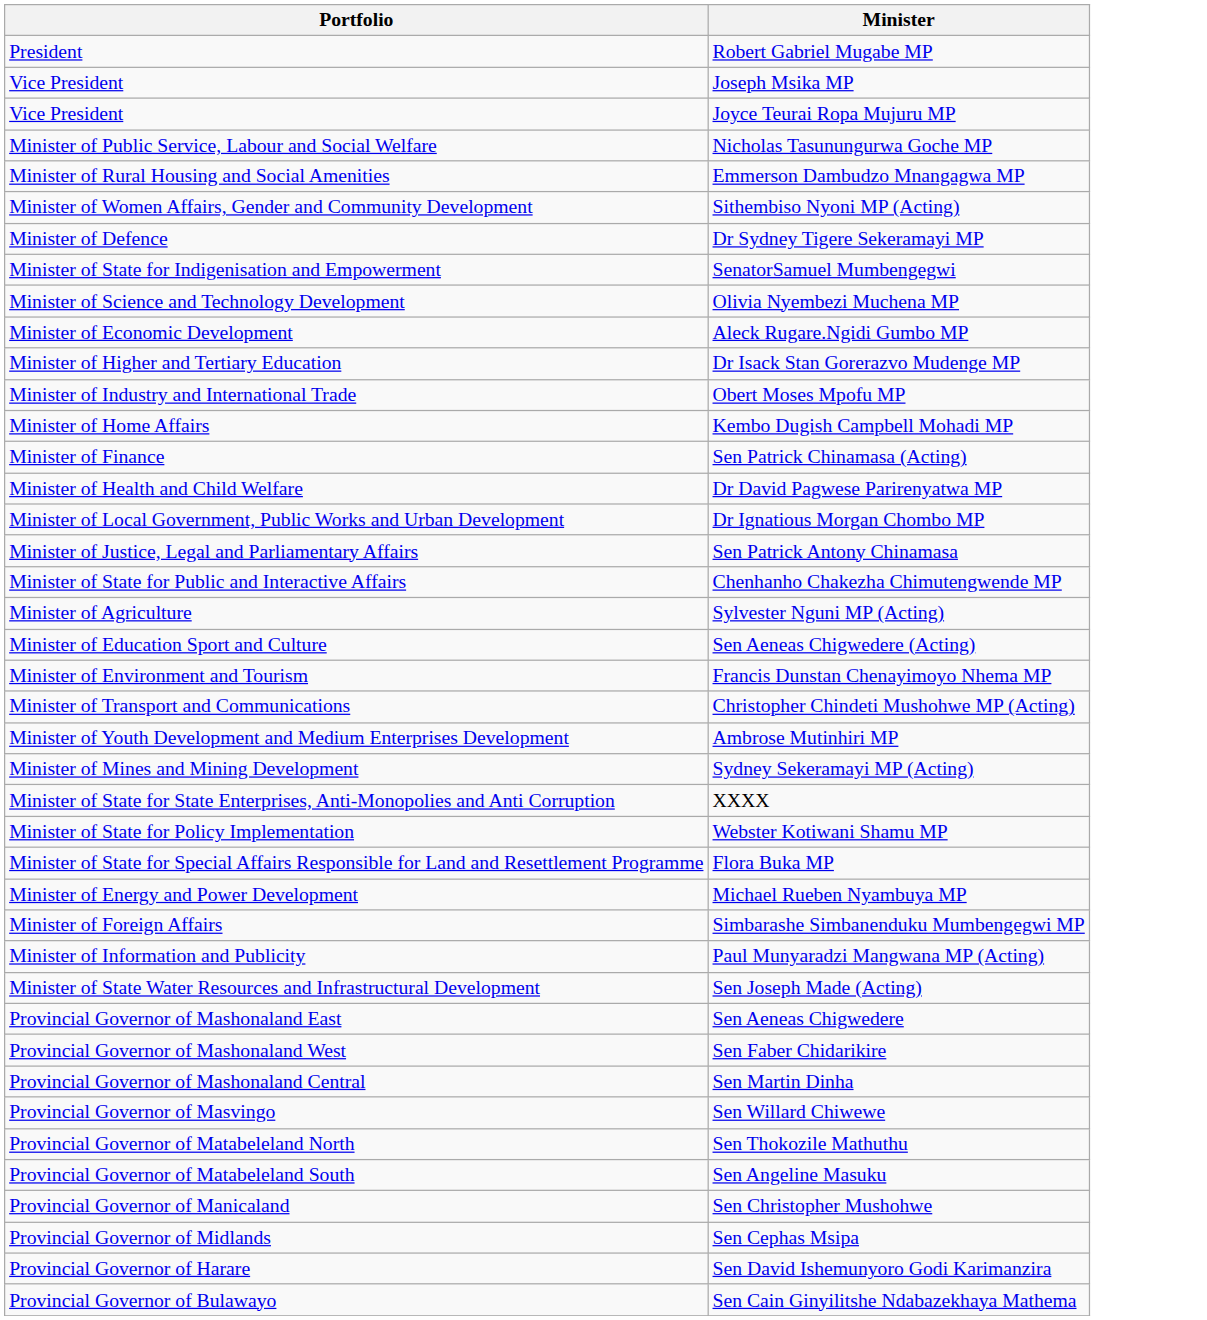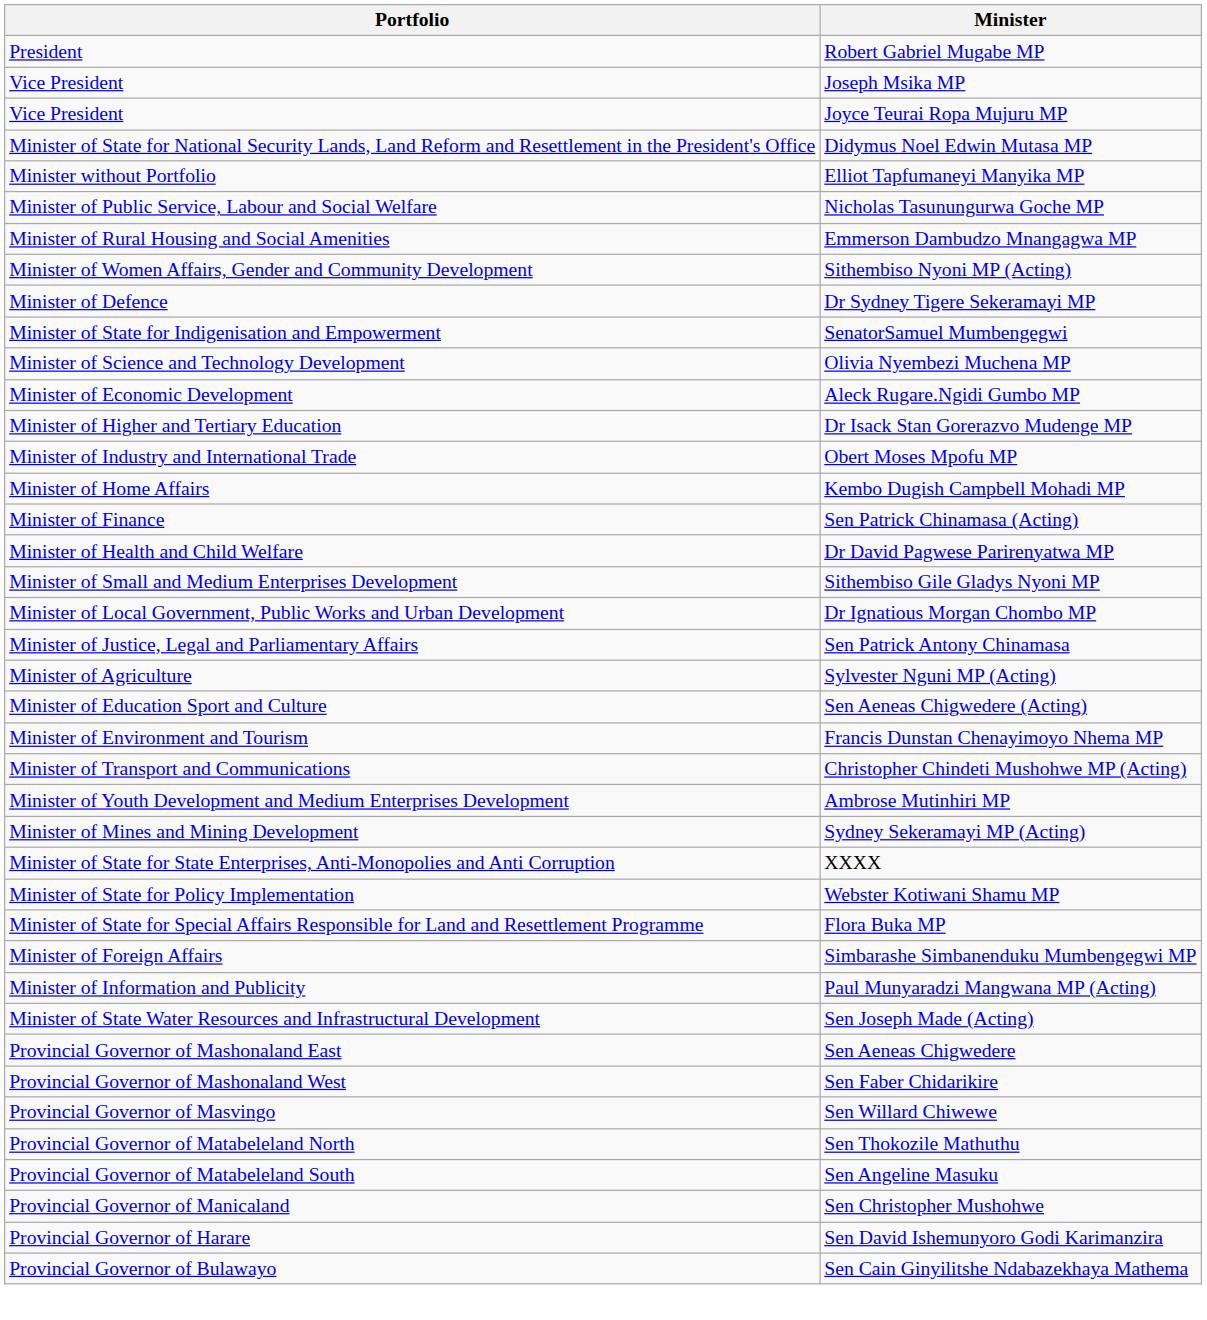+ row: (958, 144)
+ row: (954, 176)
+ row: (962, 581)
- row: (887, 581)
- row: (840, 894)
- row: (783, 1081)
- row: (786, 1237)
